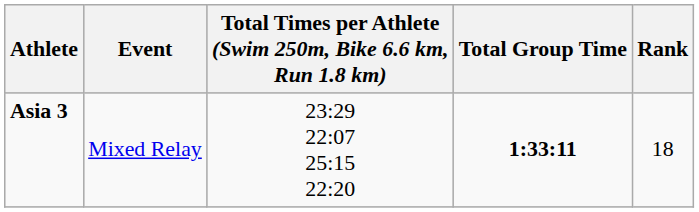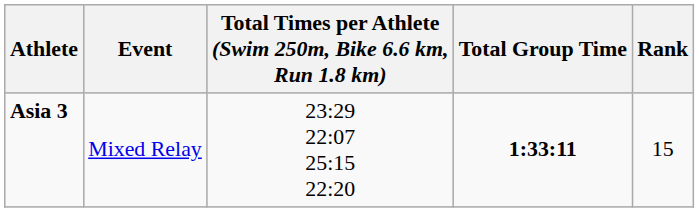(663, 149) 18 -> (663, 149) 15
